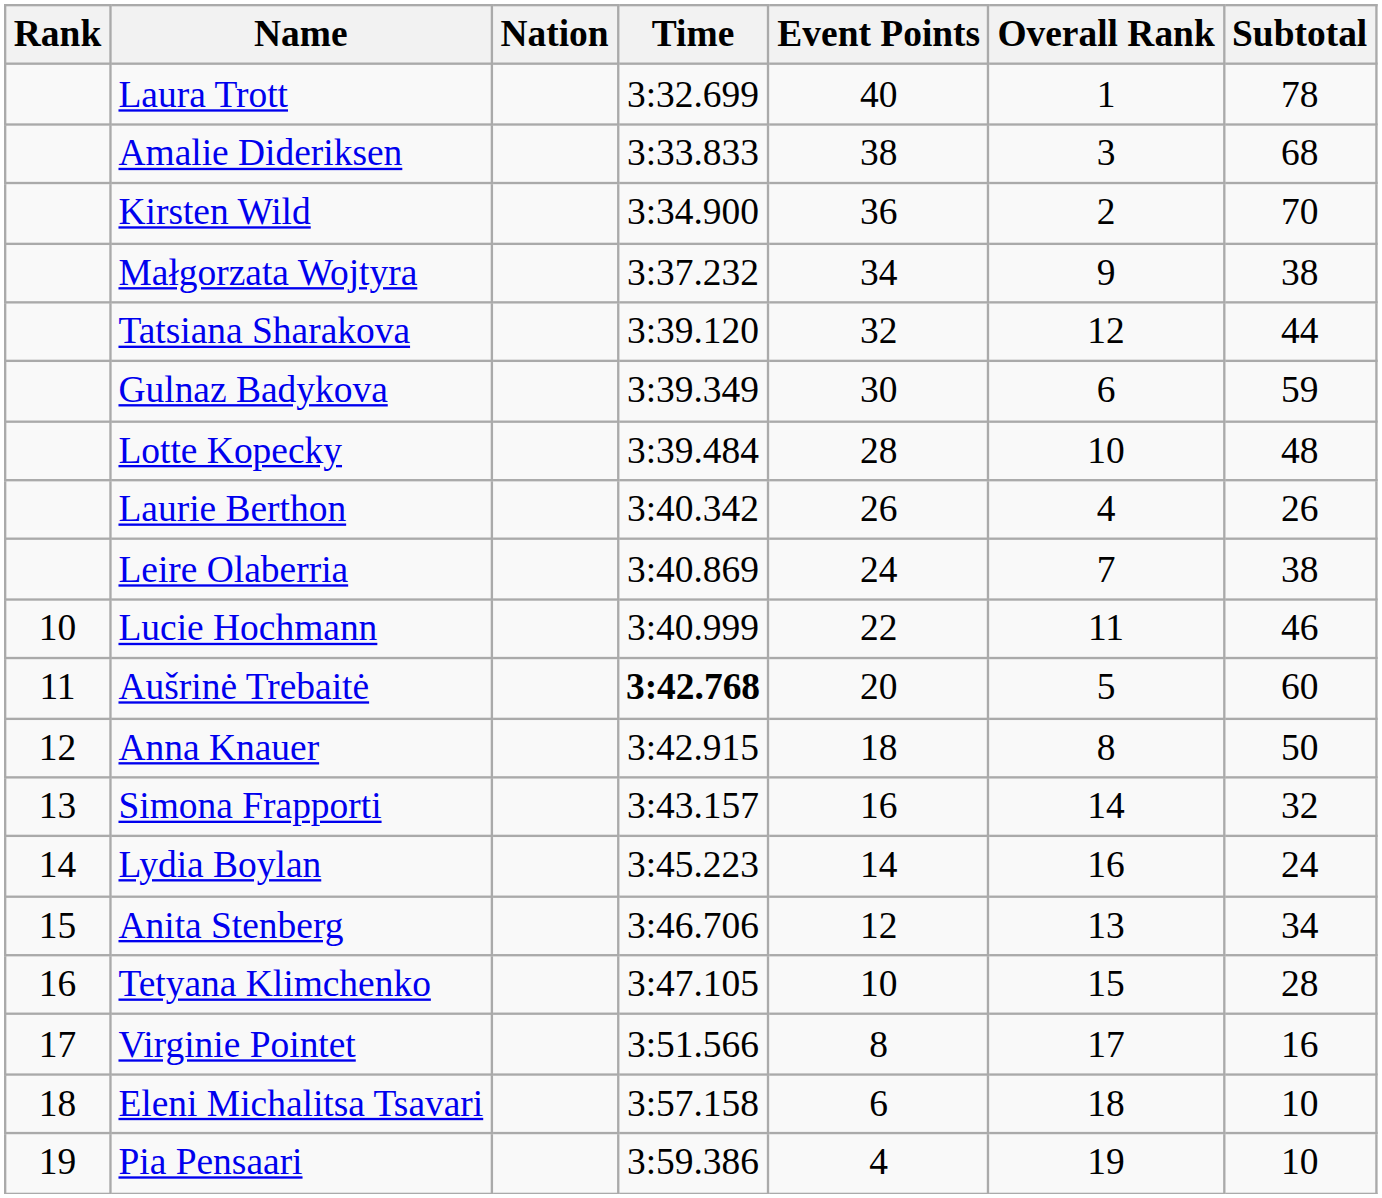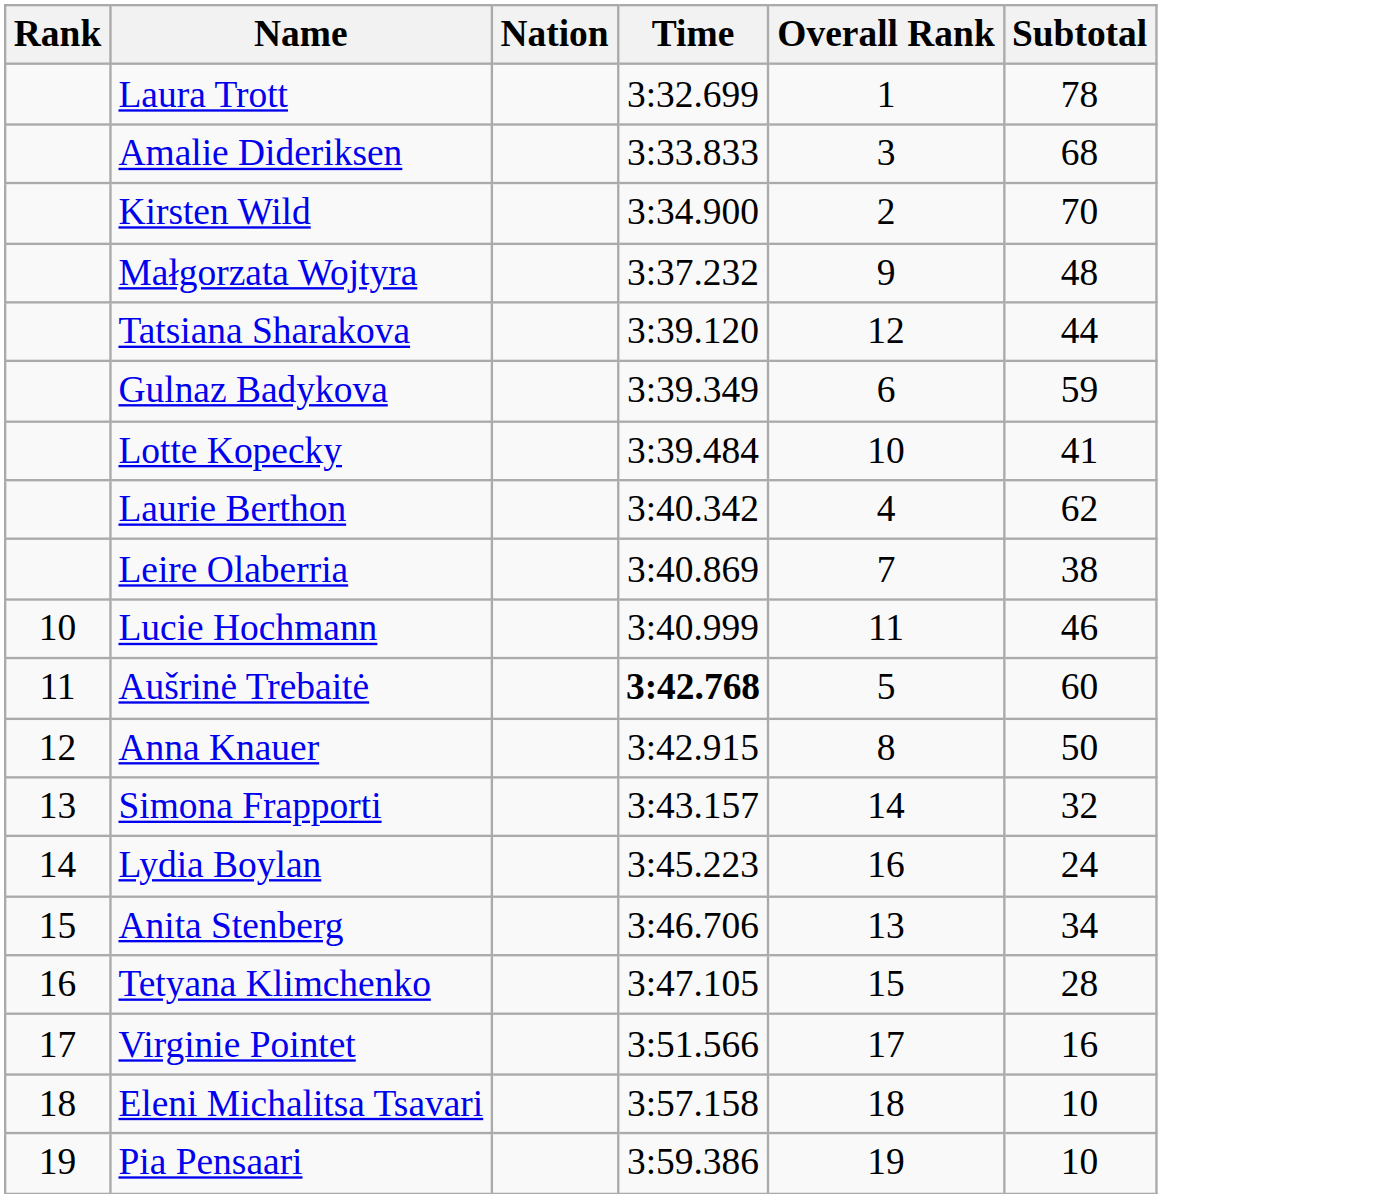- column: (879, 34)
(1300, 271) 38 -> (1080, 271) 48
(1300, 449) 48 -> (1080, 449) 41
(1300, 509) 26 -> (1080, 509) 62
